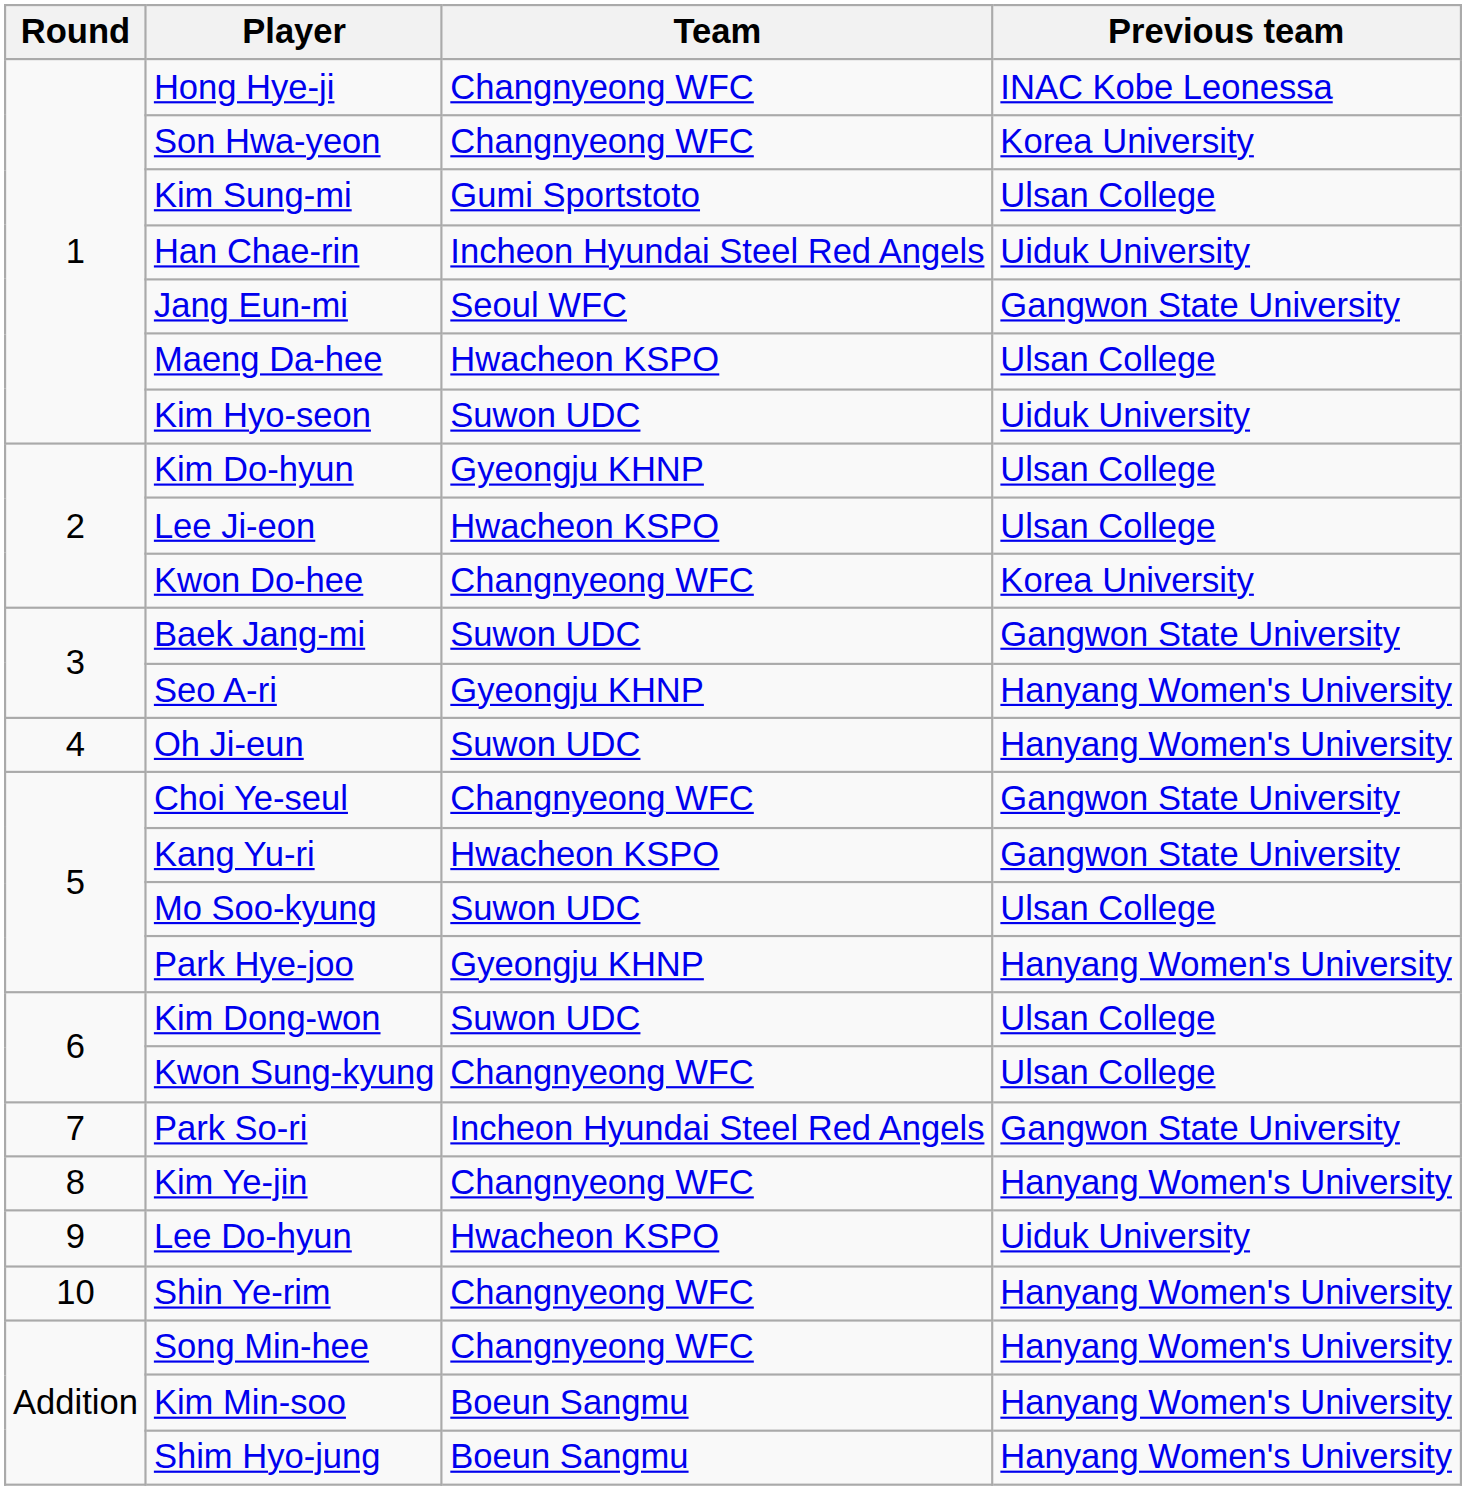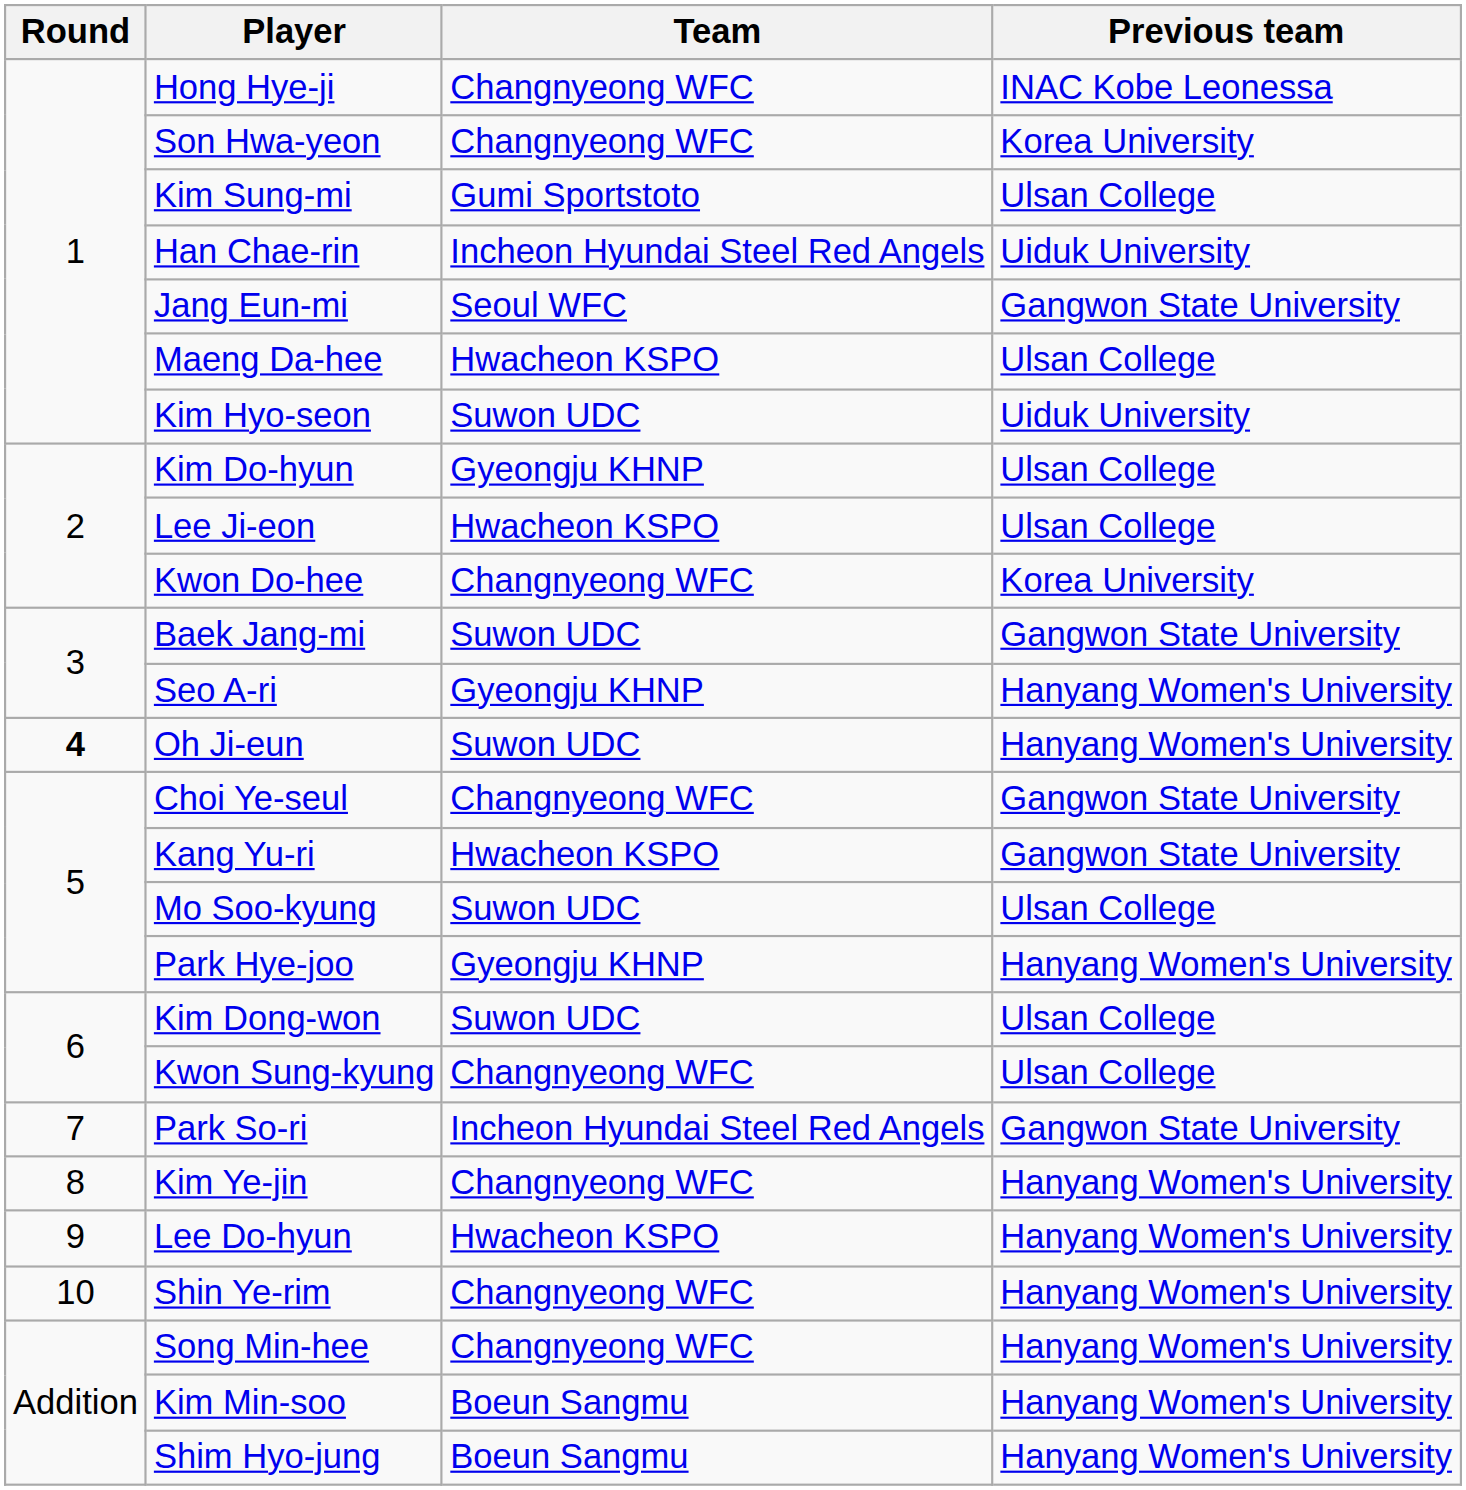(75, 744) normal -> (75, 744) bold
(1125, 1237) Uiduk University -> (1226, 1237) Hanyang Women's University
